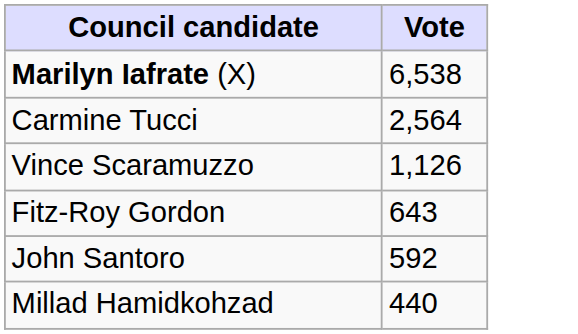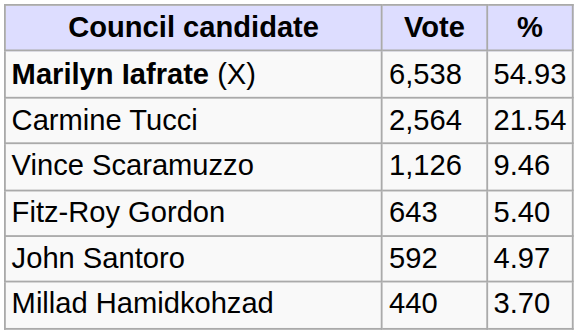+ column: (530, 27)
